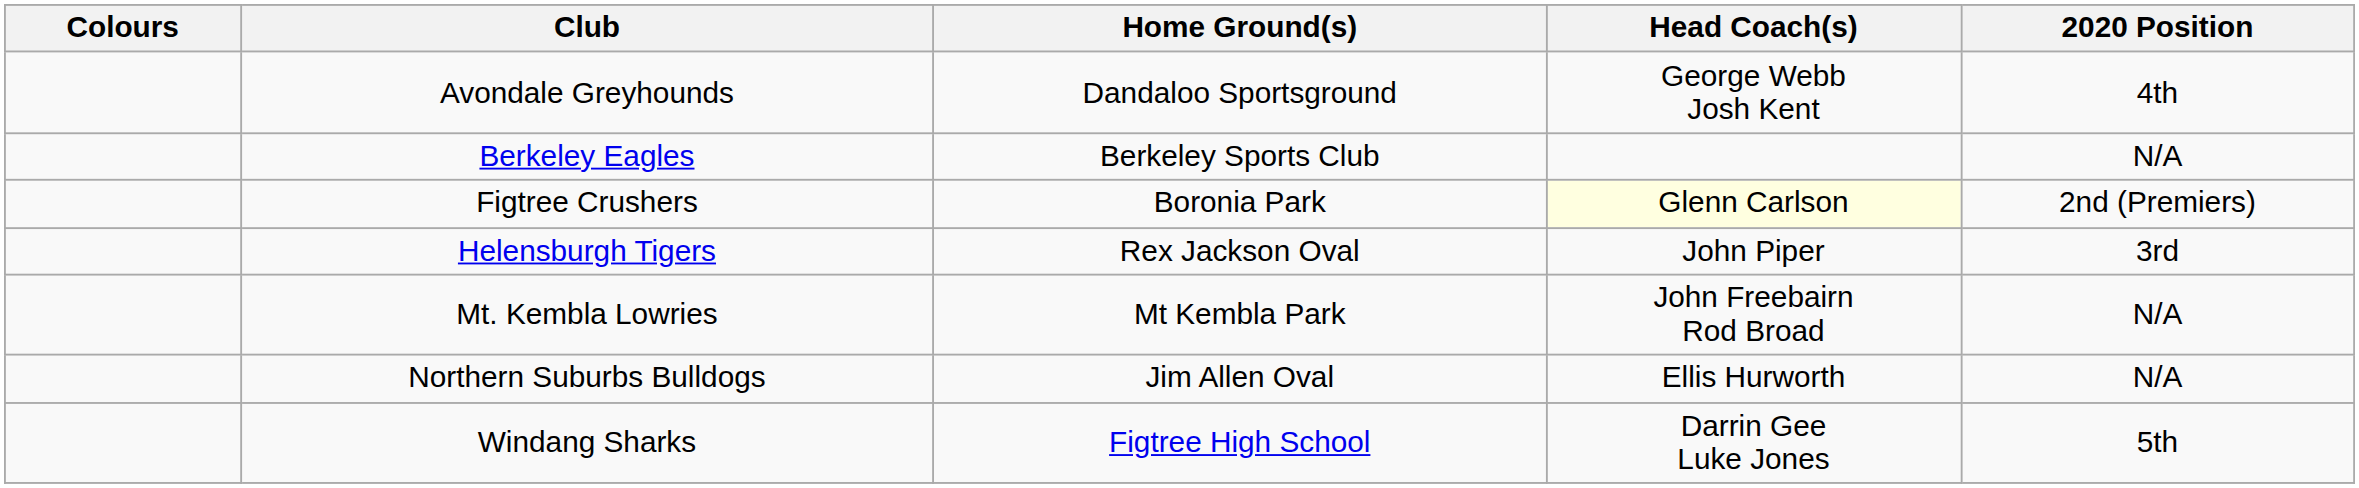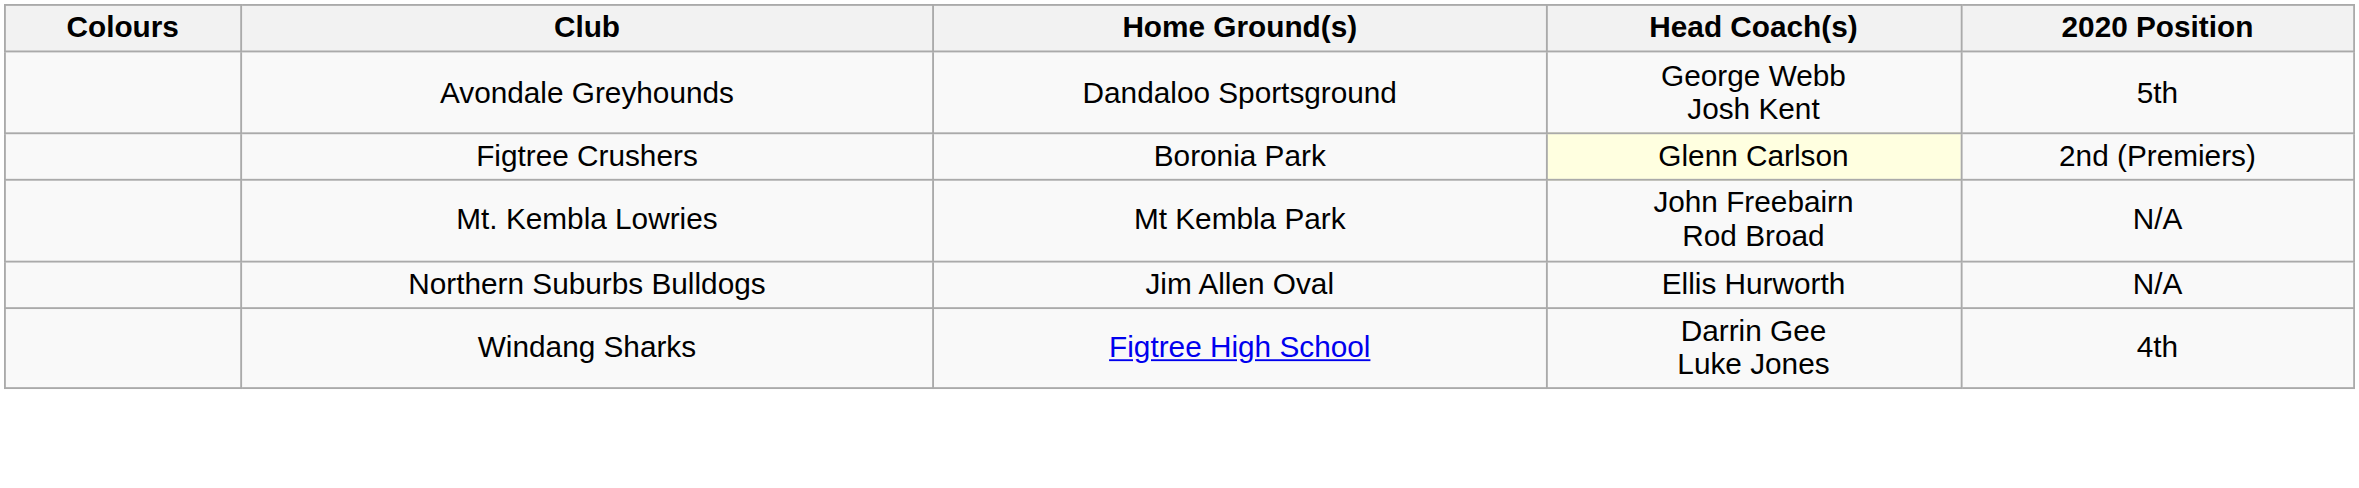(2157, 92) 4th -> (2157, 92) 5th
- row: (587, 155)
- row: (587, 250)
(2157, 442) 5th -> (2157, 347) 4th
